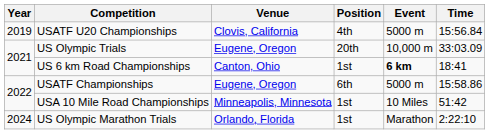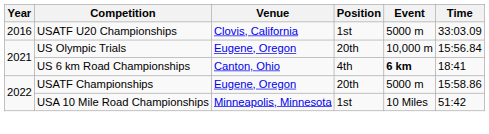(19, 31) 2019 -> (19, 31) 2016
(345, 31) 4th -> (344, 31) 1st
(460, 31) 15:56.84 -> (460, 31) 33:03.09
(460, 48) 33:03.09 -> (460, 48) 15:56.84
(344, 66) 1st -> (345, 66) 4th
(345, 84) 6th -> (348, 84) 20th
- row: (107, 119)
